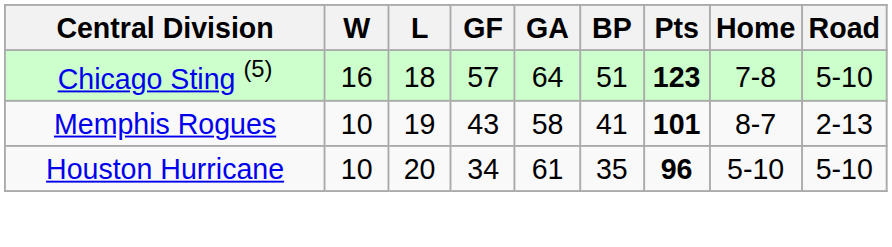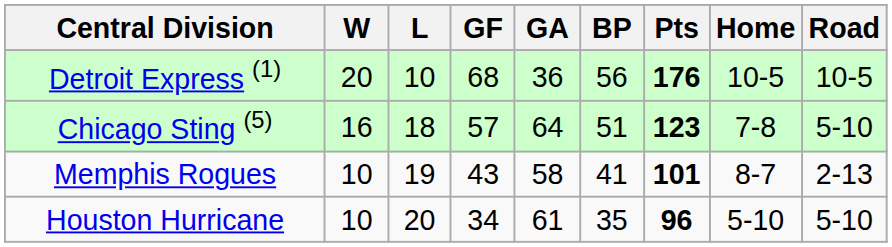+ row: (165, 76)
